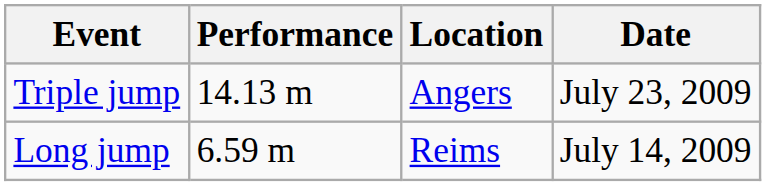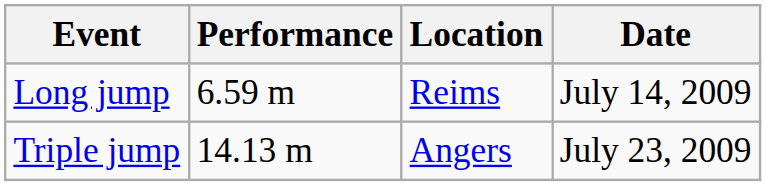rows swapped: (92, 150) <-> (97, 92)
